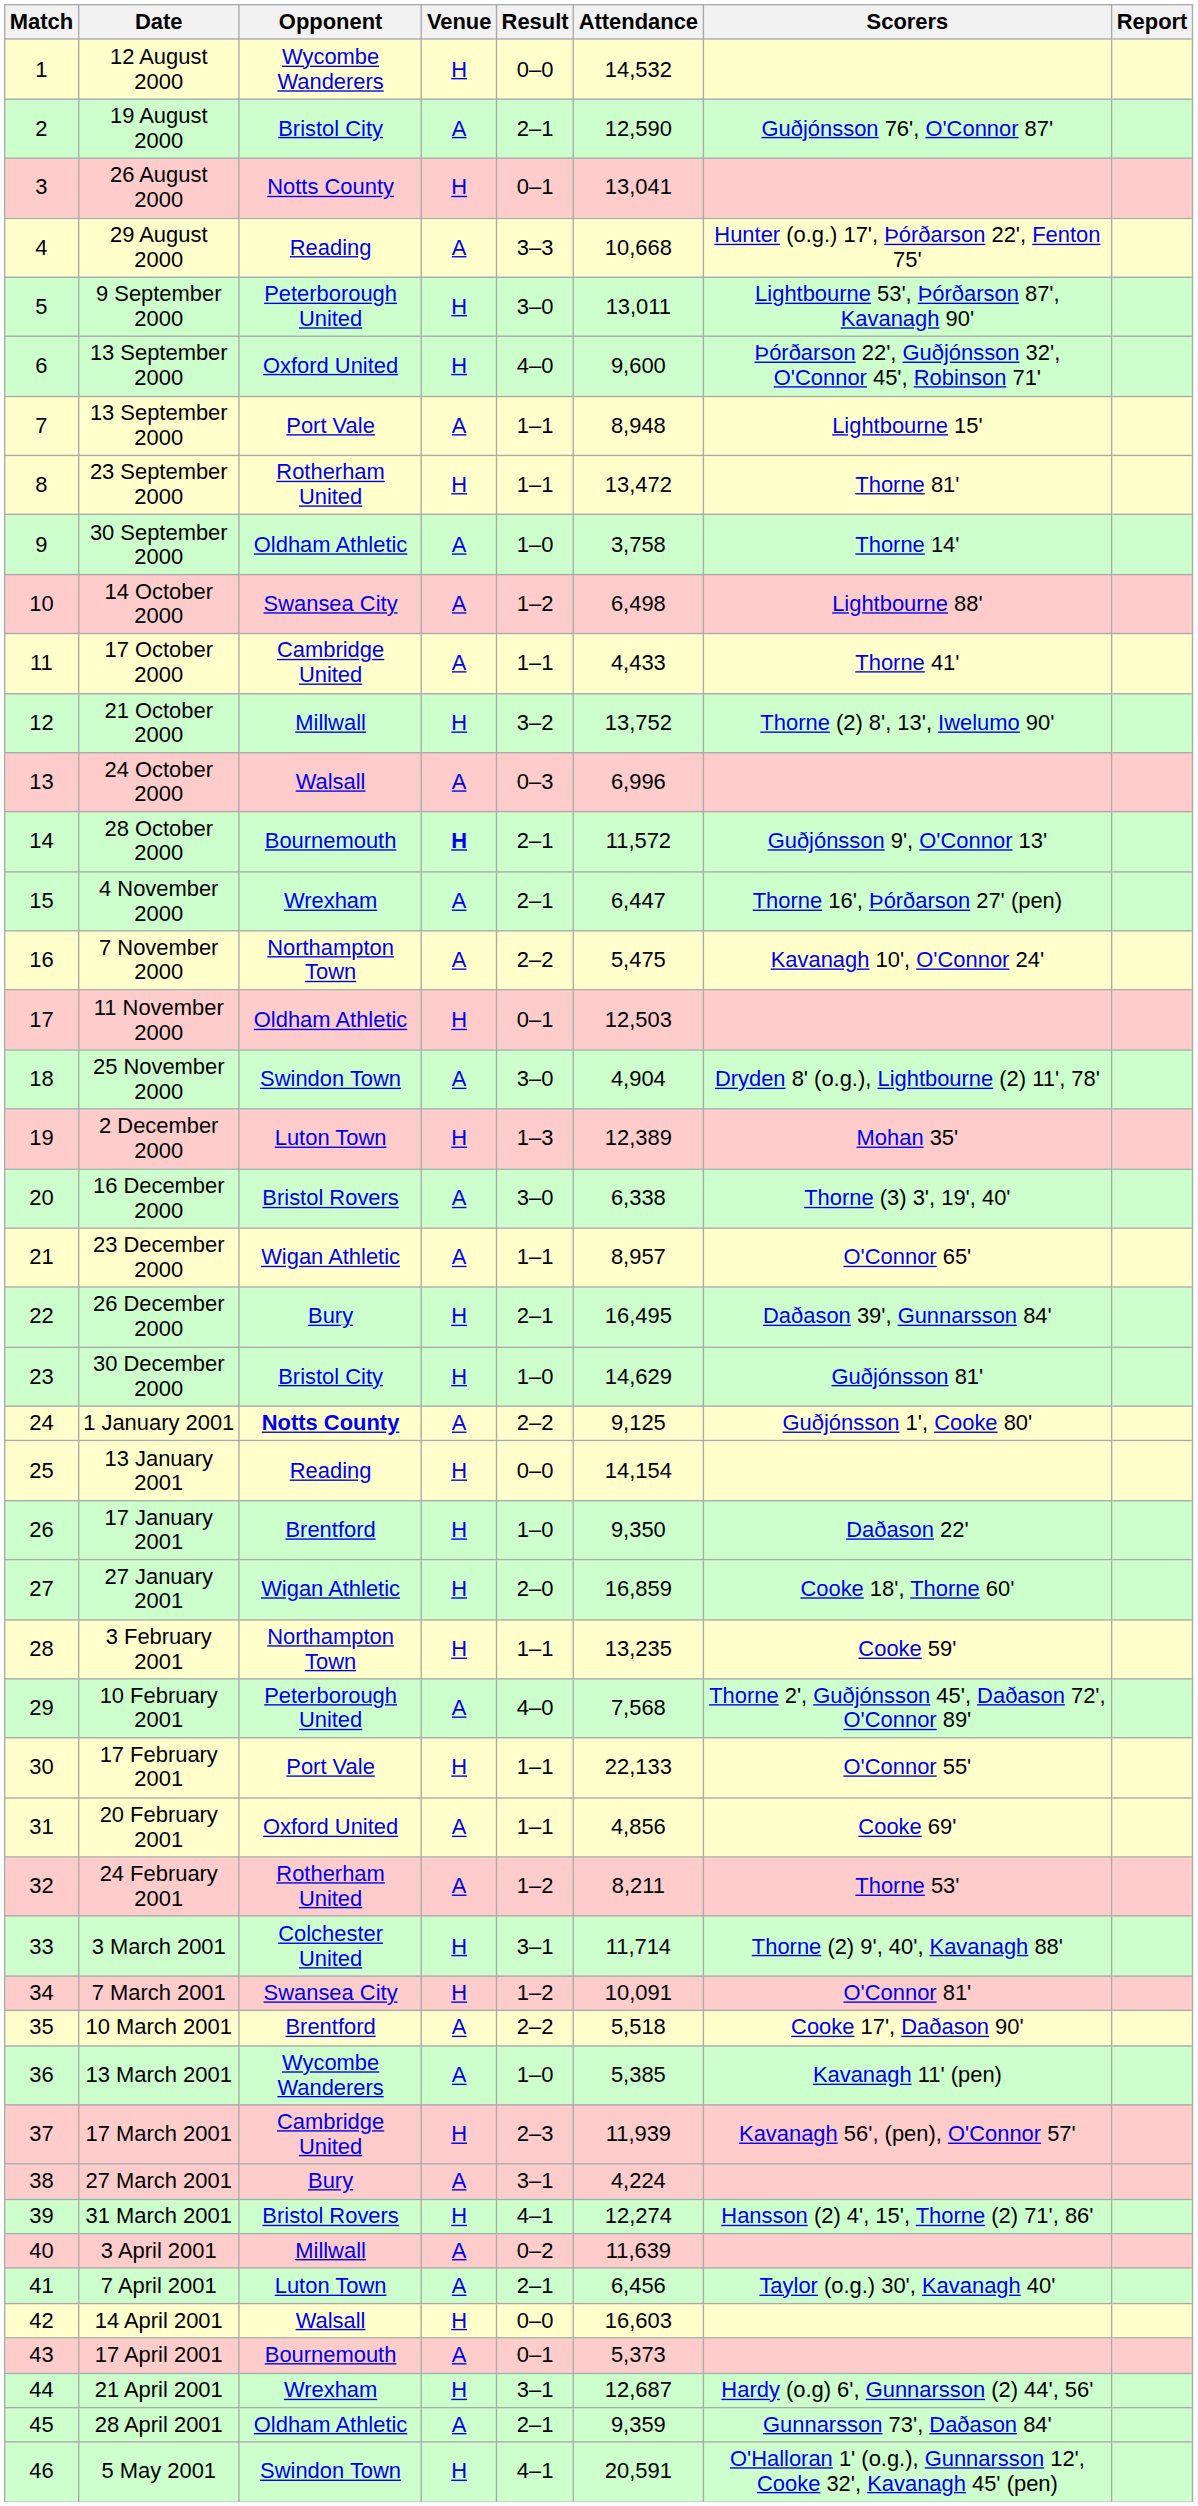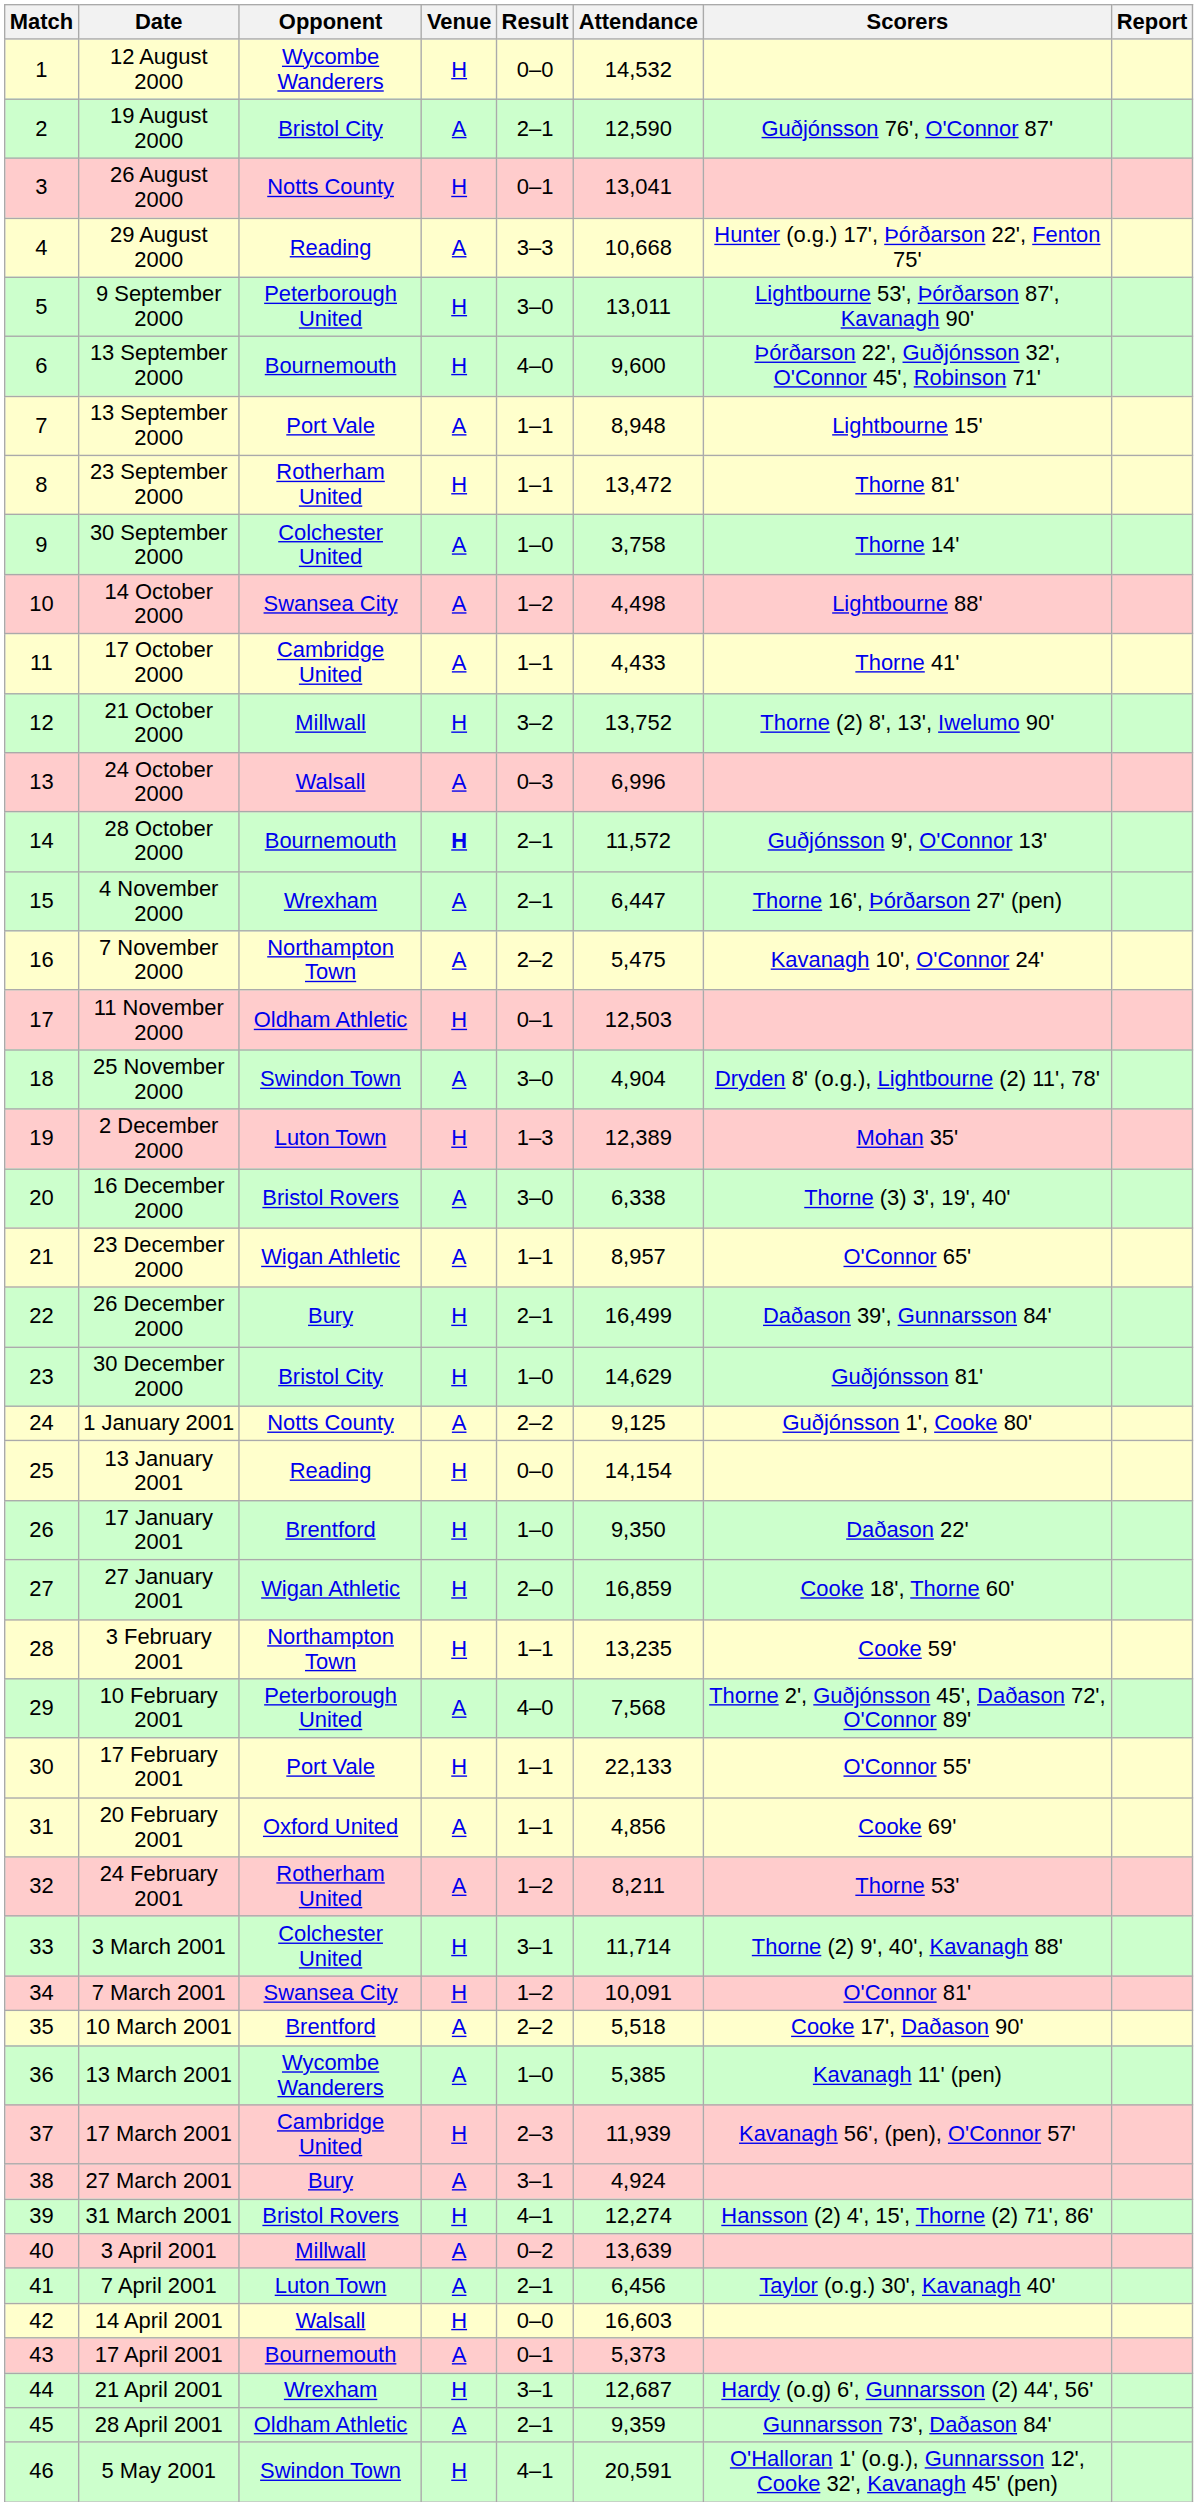(331, 366) Oxford United -> (331, 366) Bournemouth
(331, 544) Oldham Athletic -> (331, 544) Colchester United
(638, 603) 6,498 -> (638, 603) 4,498
(638, 1316) 16,495 -> (638, 1316) 16,499
(331, 1423) bold -> (331, 1423) normal
(638, 2181) 4,224 -> (638, 2181) 4,924
(638, 2250) 11,639 -> (638, 2250) 13,639
